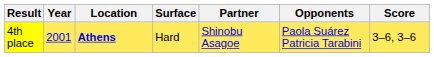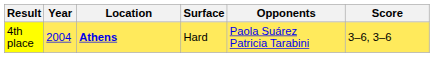- column: (239, 13)
(59, 37) 2001 -> (59, 37) 2004
